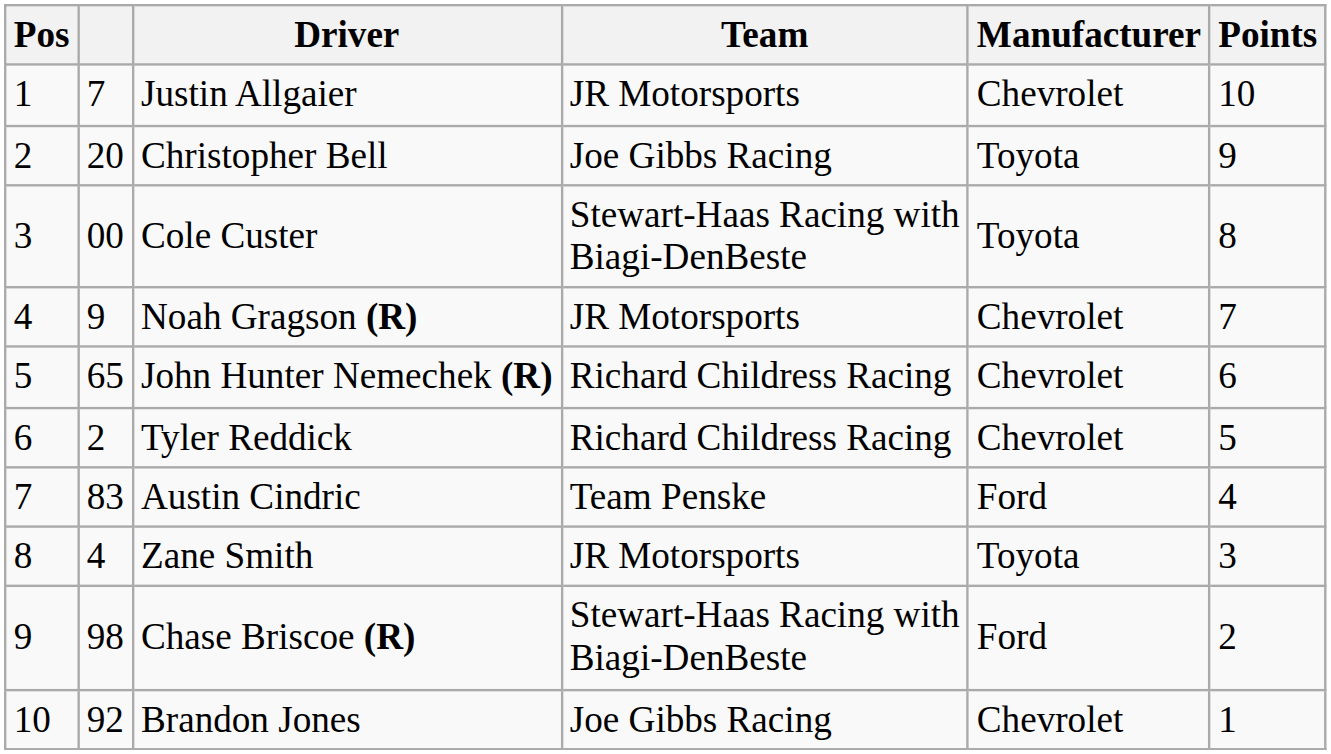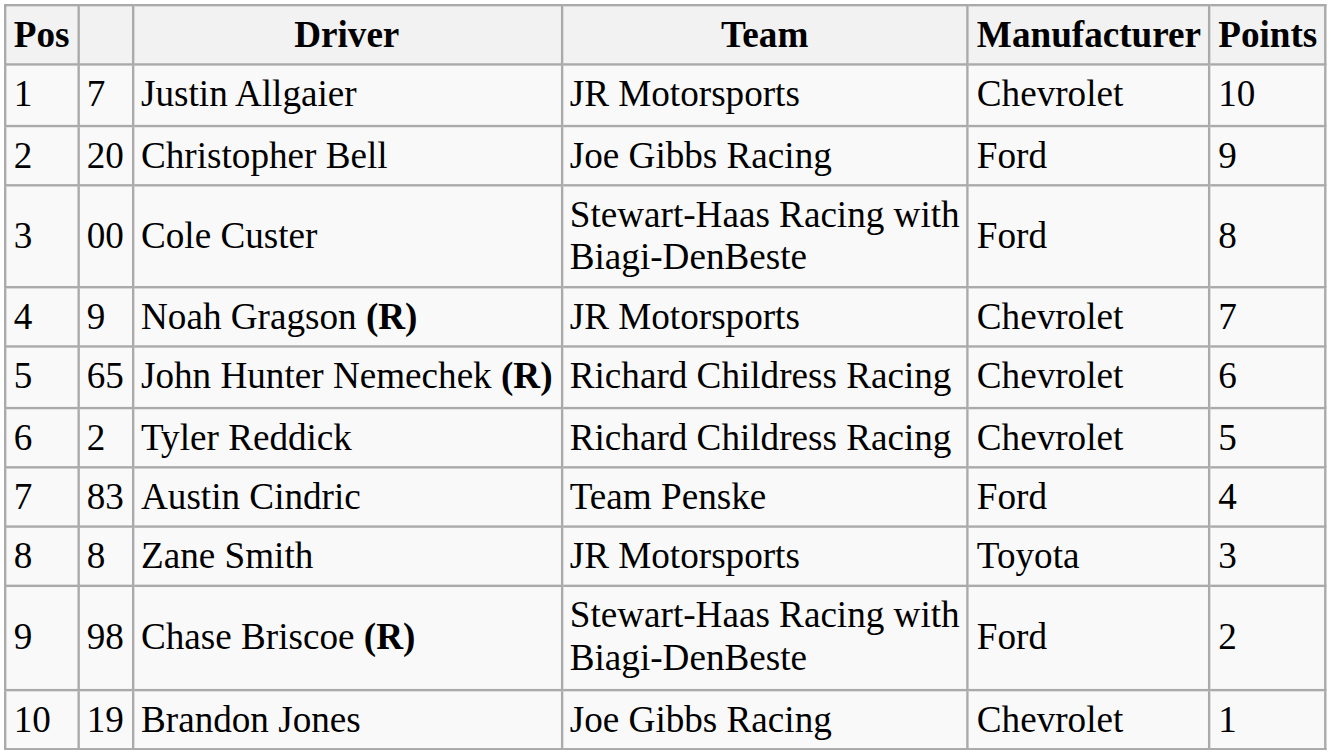(1028, 153) Toyota -> (1012, 153) Ford
(1028, 234) Toyota -> (1012, 234) Ford
(96, 555) 4 -> (96, 555) 8
(105, 717) 92 -> (105, 717) 19
